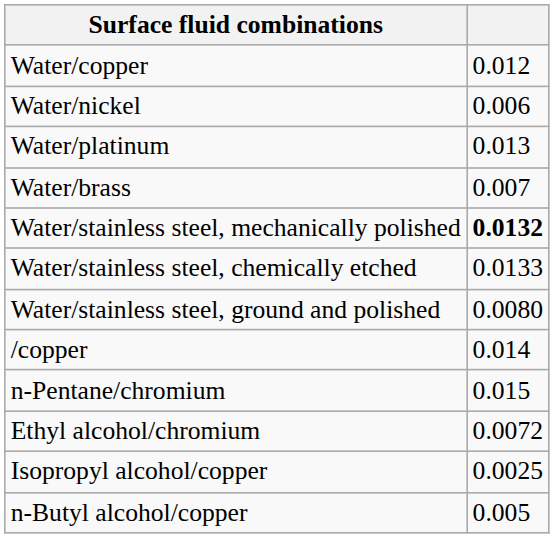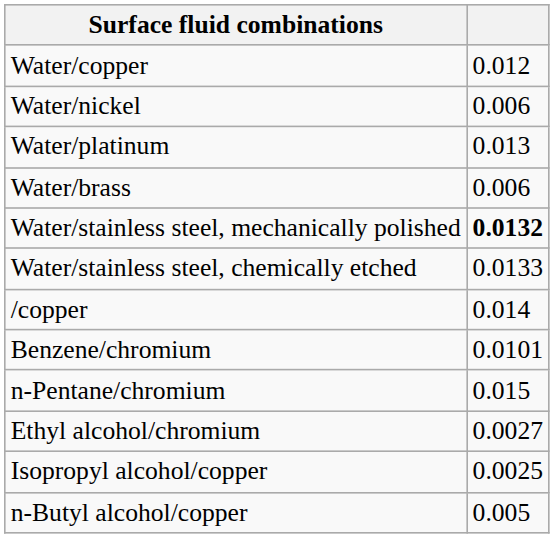(501, 187) 0.007 -> (501, 187) 0.006
- row: (225, 308)
+ row: (111, 349)
(508, 430) 0.0072 -> (508, 430) 0.0027
